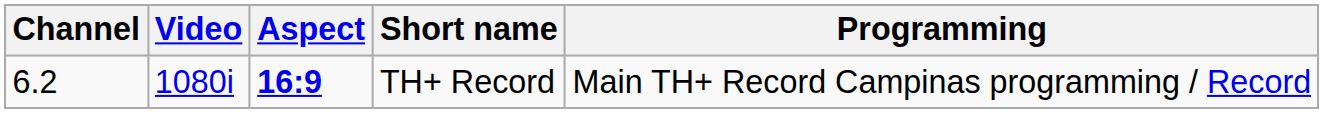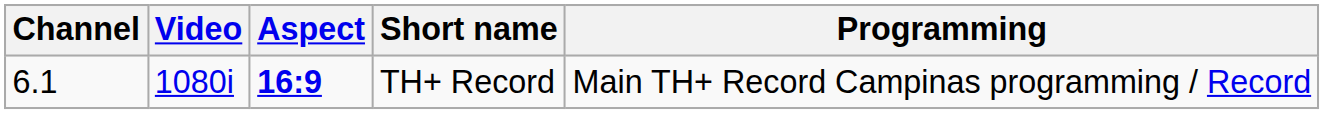(35, 81) 6.2 -> (35, 81) 6.1
